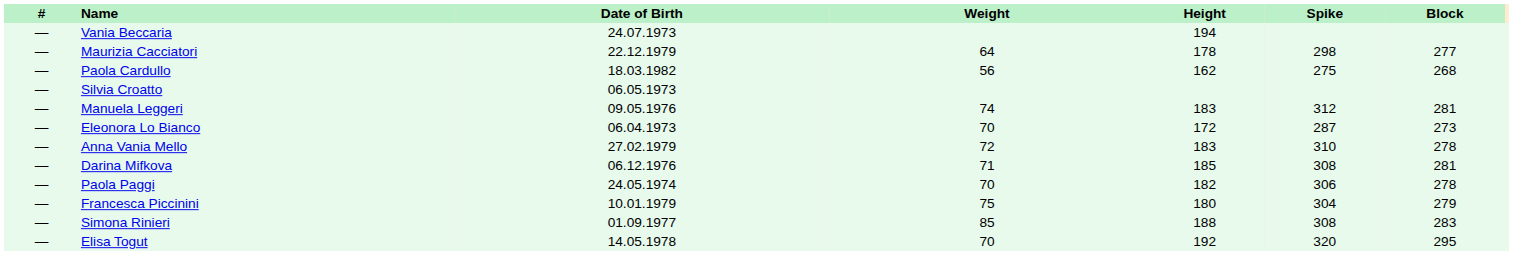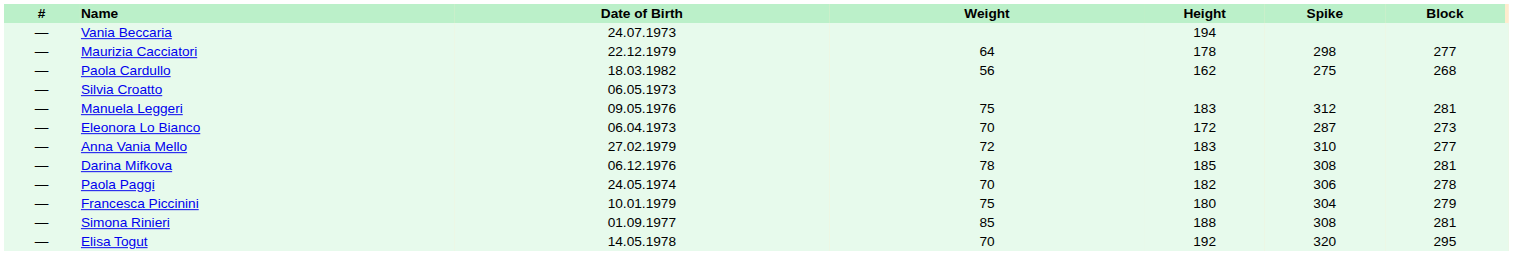(987, 108) 74 -> (987, 108) 75
(1445, 146) 278 -> (1445, 146) 277
(987, 165) 71 -> (987, 165) 78
(1445, 222) 283 -> (1445, 222) 281
